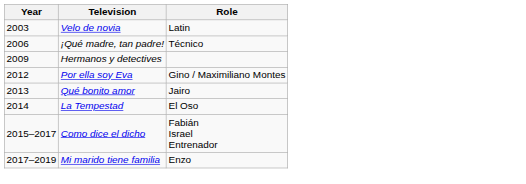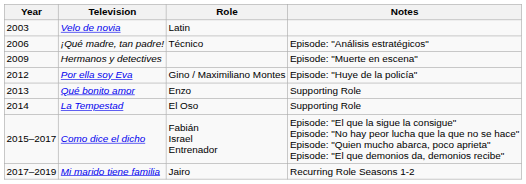+ column: (405, 12)
(179, 91) Jairo -> (180, 91) Enzo
(180, 160) Enzo -> (179, 171) Jairo
